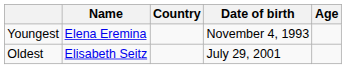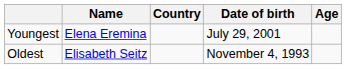(258, 34) November 4, 1993 -> (244, 34) July 29, 2001
(244, 53) July 29, 2001 -> (258, 53) November 4, 1993
